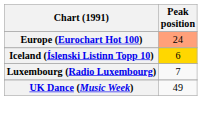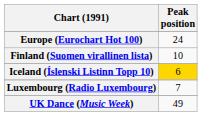(178, 39) lightsalmon background -> (178, 39) no background
+ row: (81, 55)
